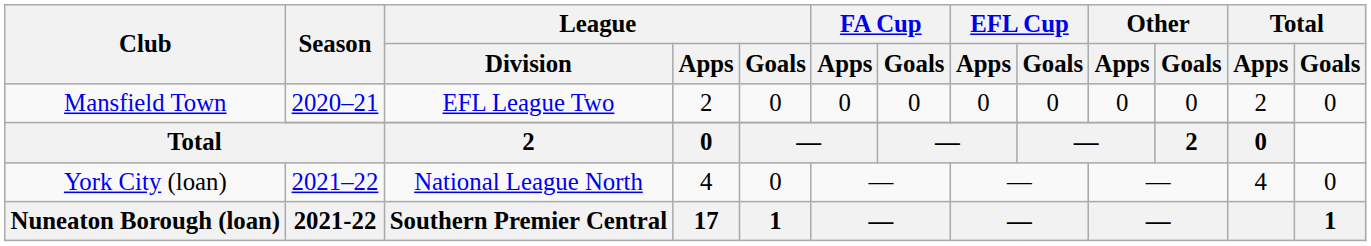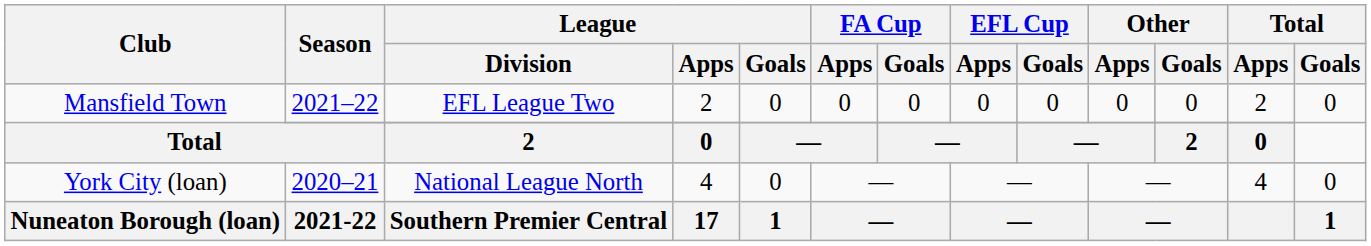(335, 102) 2020–21 -> (335, 102) 2021–22
(335, 181) 2021–22 -> (335, 181) 2020–21
